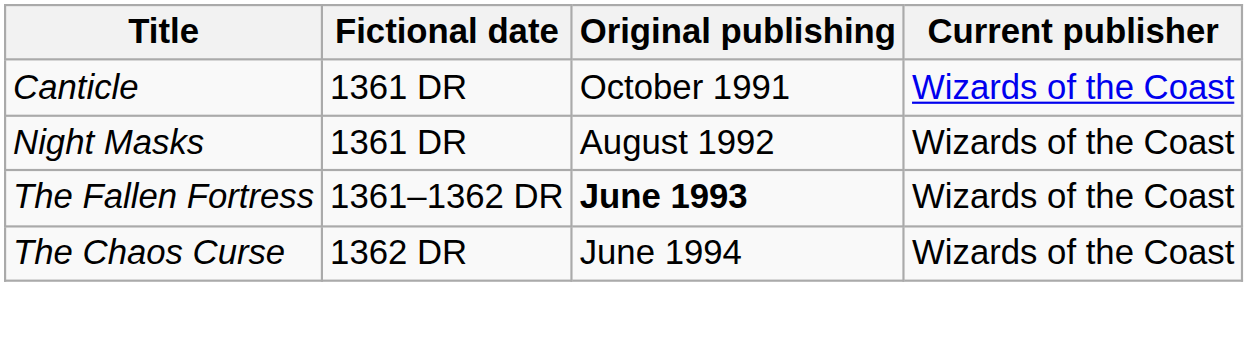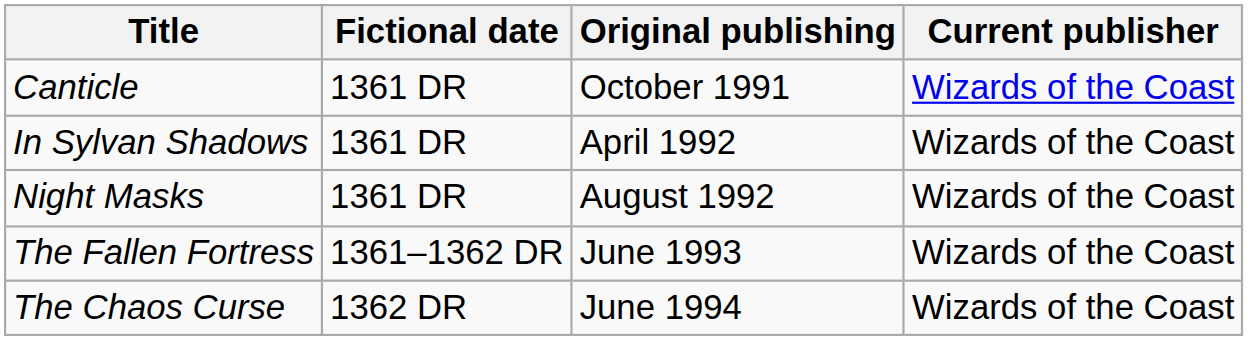+ row: (161, 142)
(664, 197) bold -> (661, 252) normal
